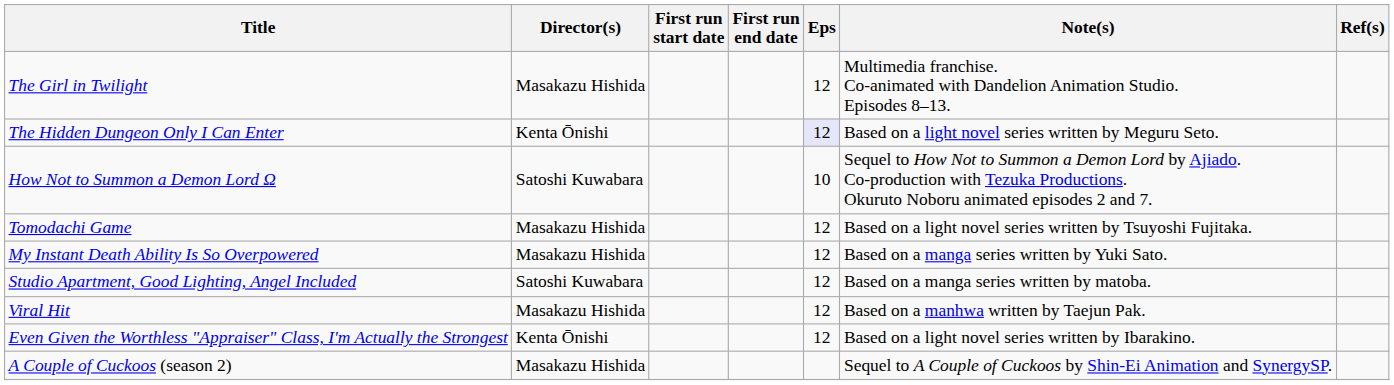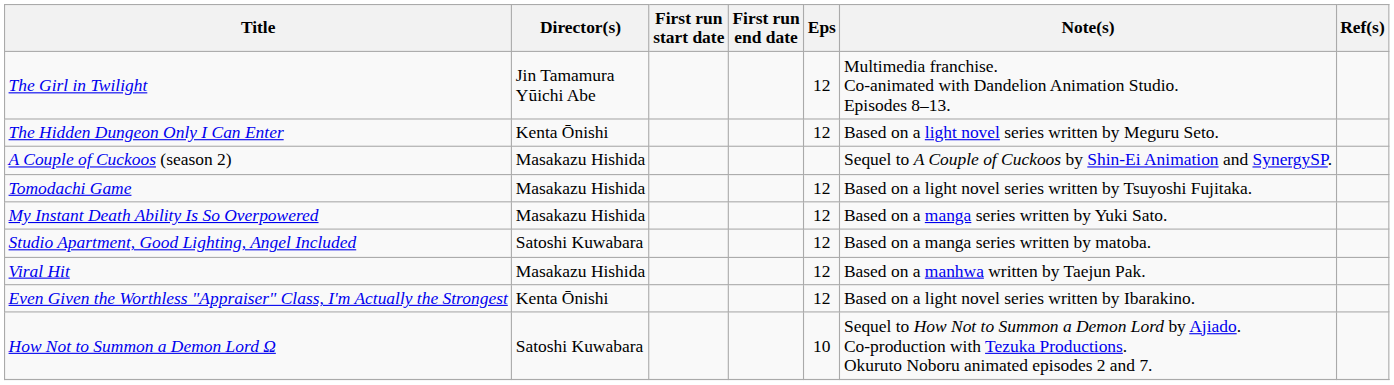(580, 85) Masakazu Hishida -> (565, 85) Jin Tamamura Yūichi Abe
(822, 132) lavender background -> (822, 132) no background
rows swapped: (142, 179) <-> (120, 365)
